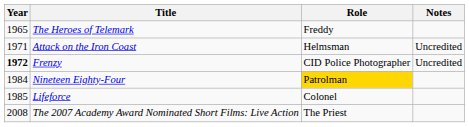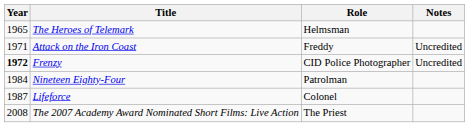(319, 29) Freddy -> (326, 29) Helmsman
(326, 46) Helmsman -> (319, 46) Freddy
(325, 79) gold background -> (325, 79) no background
(17, 96) 1985 -> (17, 96) 1987
